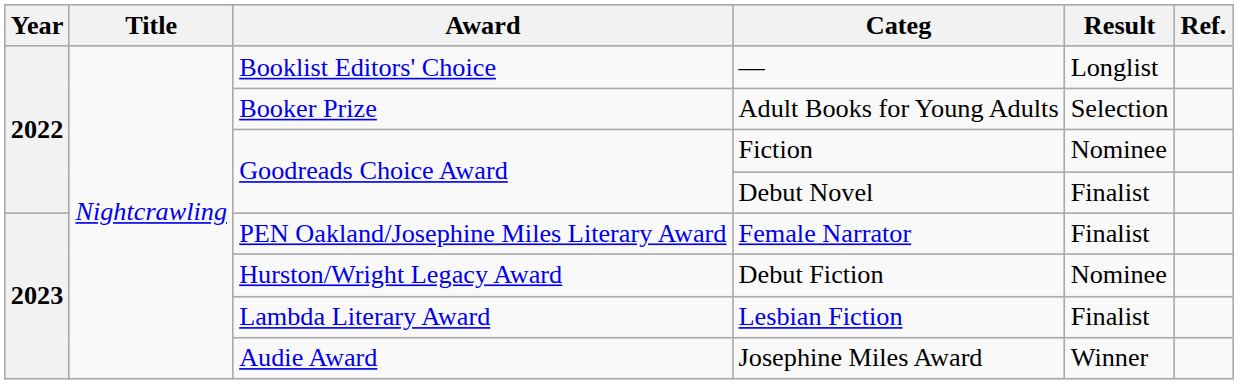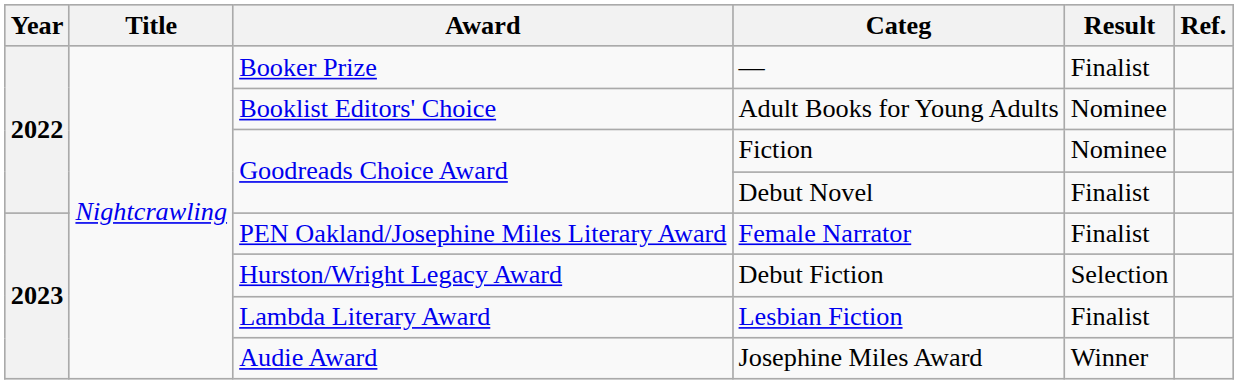(368, 66) Booklist Editors' Choice -> (308, 66) Booker Prize
(1114, 66) Longlist -> (1110, 66) Finalist
(308, 108) Booker Prize -> (368, 108) Booklist Editors' Choice
(1120, 108) Selection -> (1119, 108) Nominee
(1119, 274) Nominee -> (1120, 274) Selection
